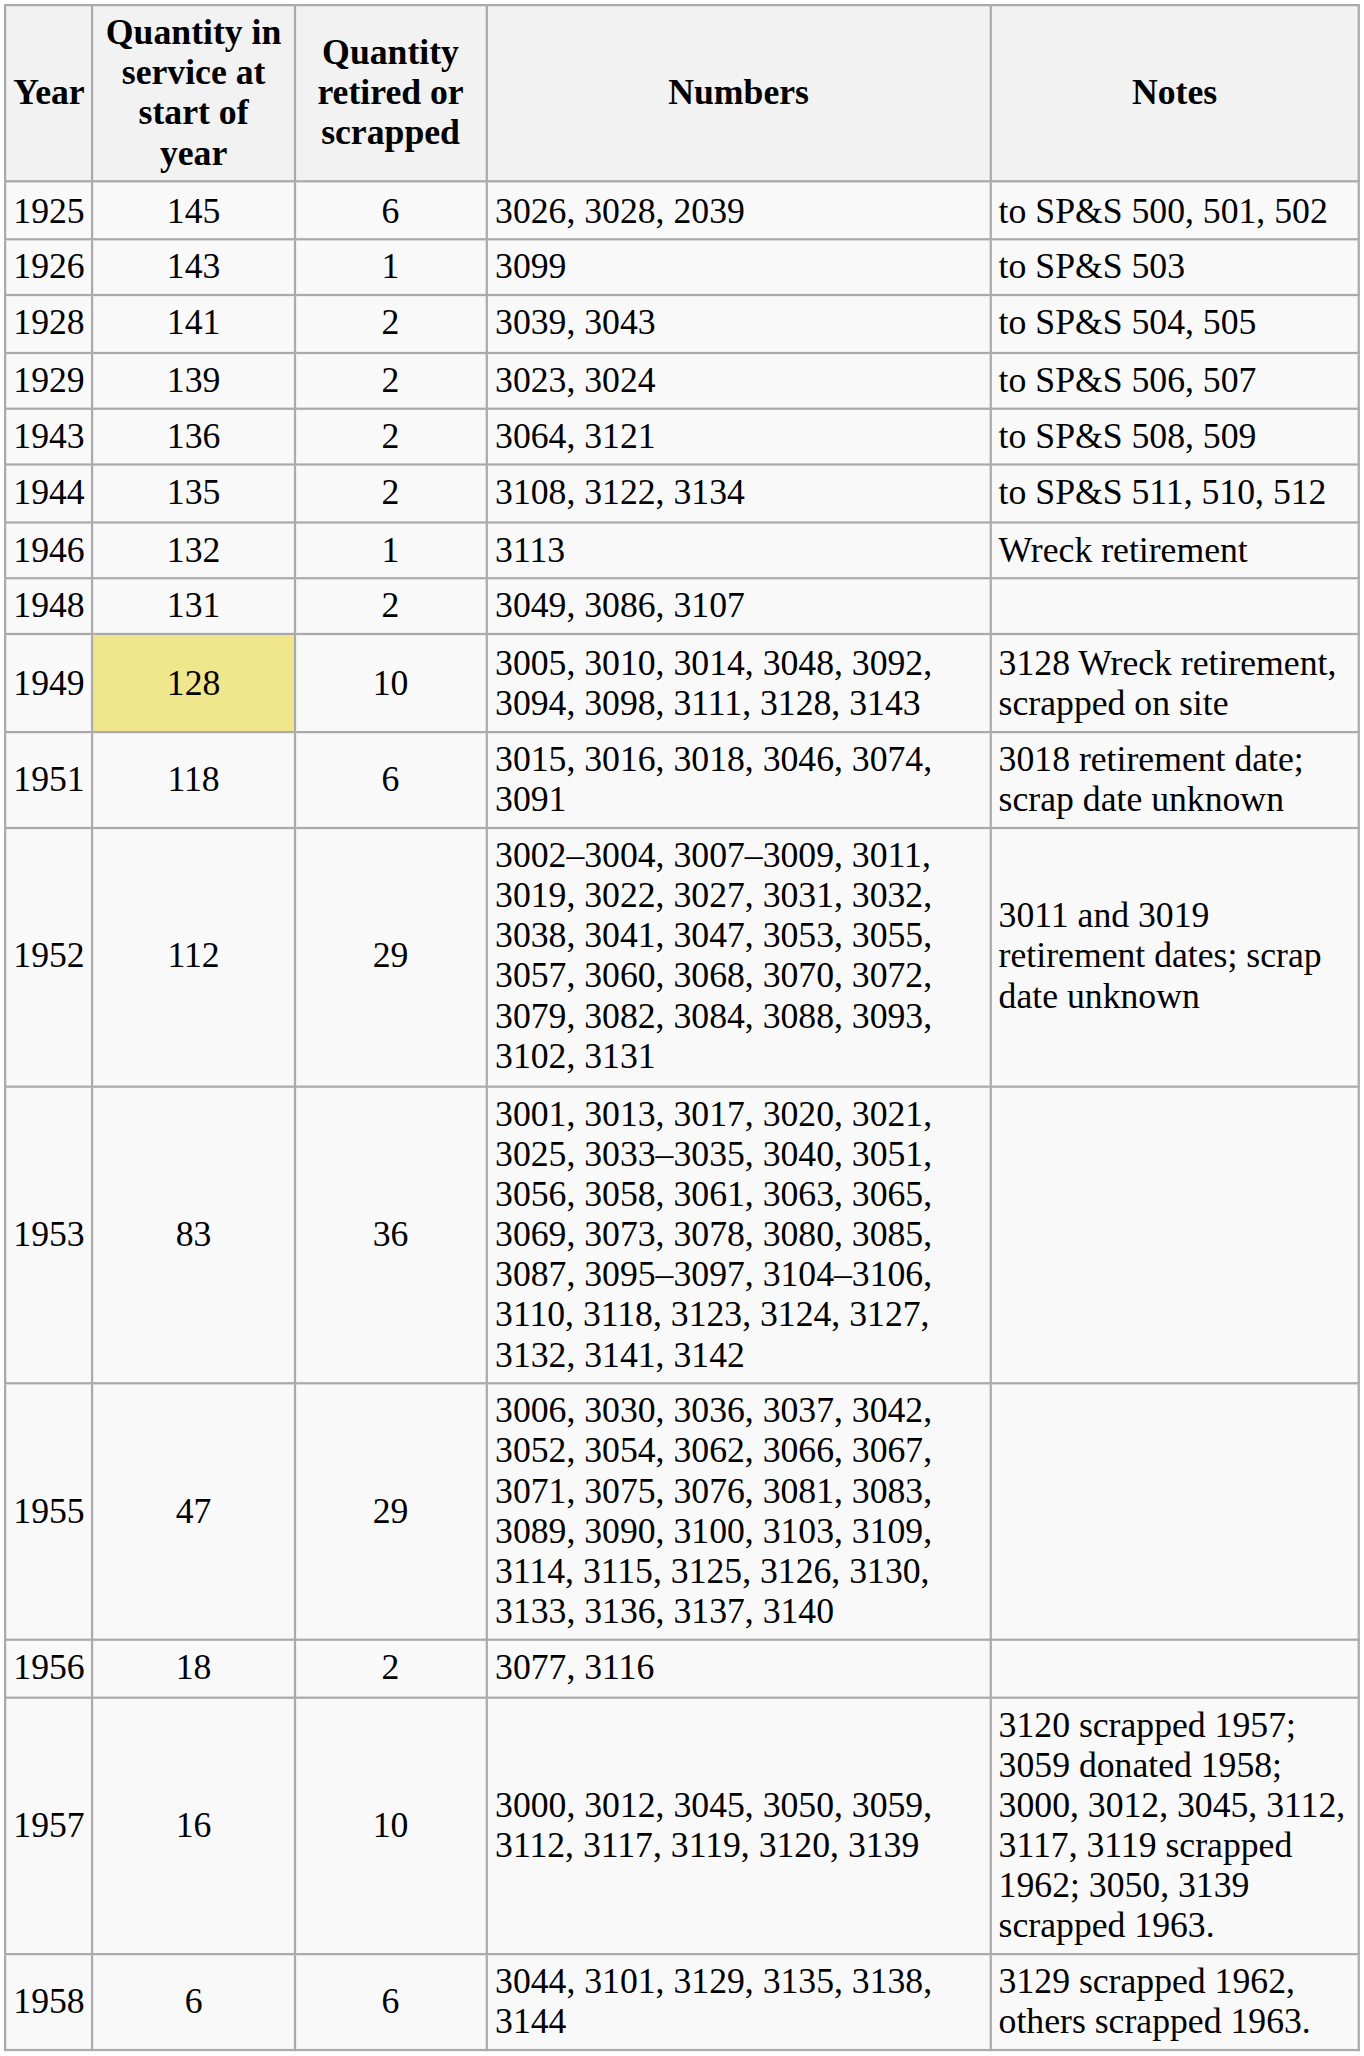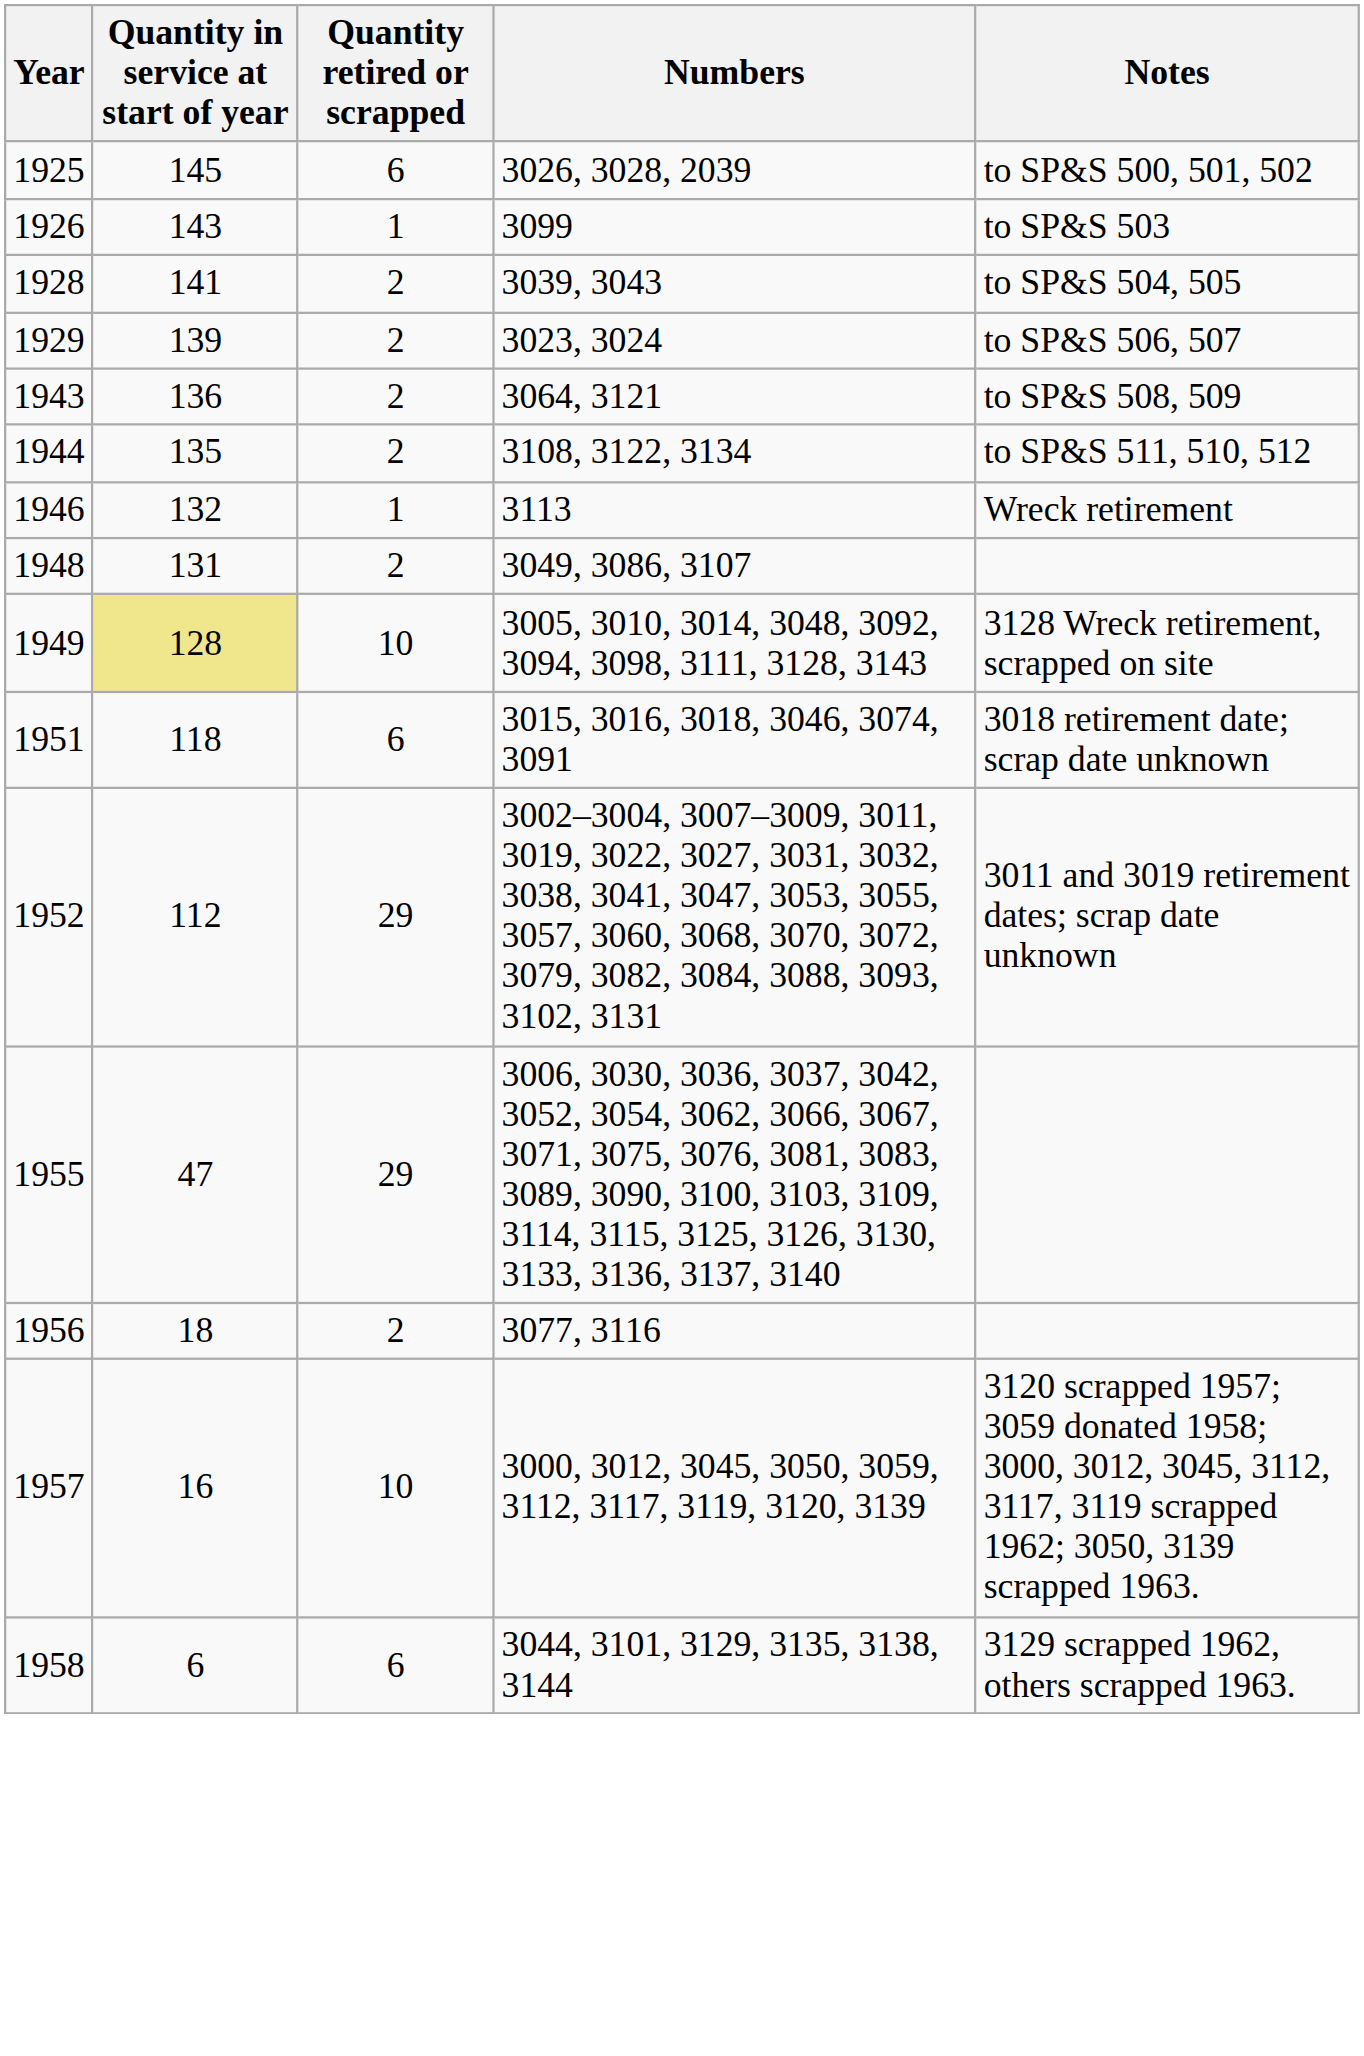- row: (49, 1233)
